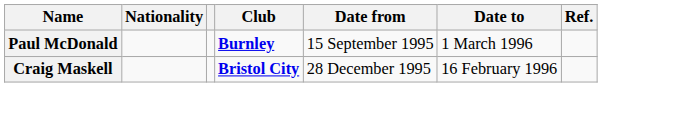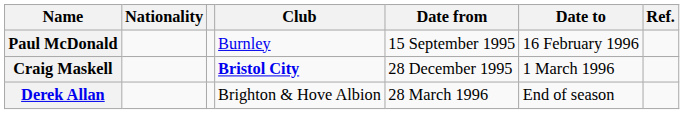(246, 43) bold -> (244, 43) normal
(487, 43) 1 March 1996 -> (581, 43) 16 February 1996
(499, 69) 16 February 1996 -> (569, 69) 1 March 1996
+ row: (63, 95)
